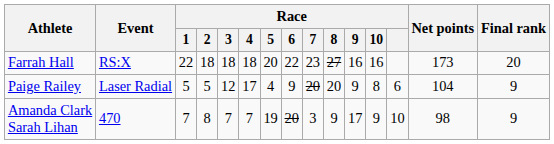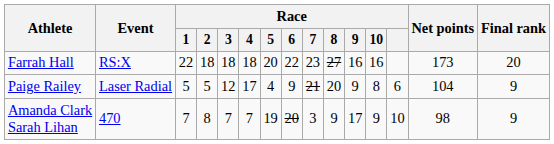(313, 86) 20 -> (313, 86) 21
